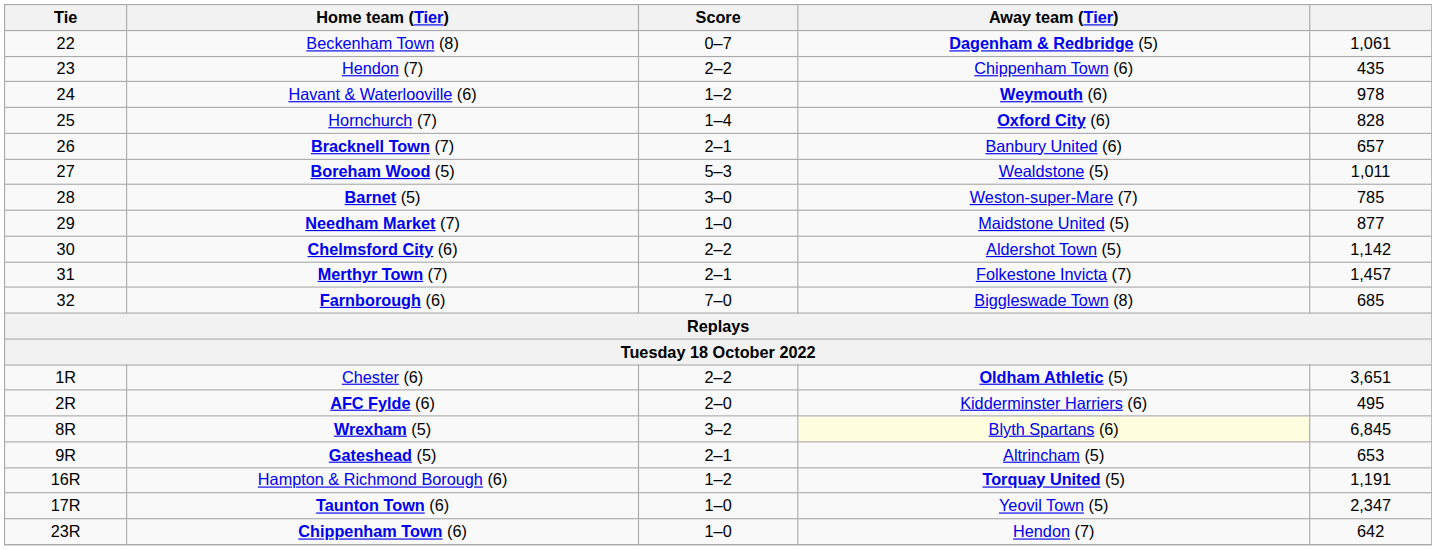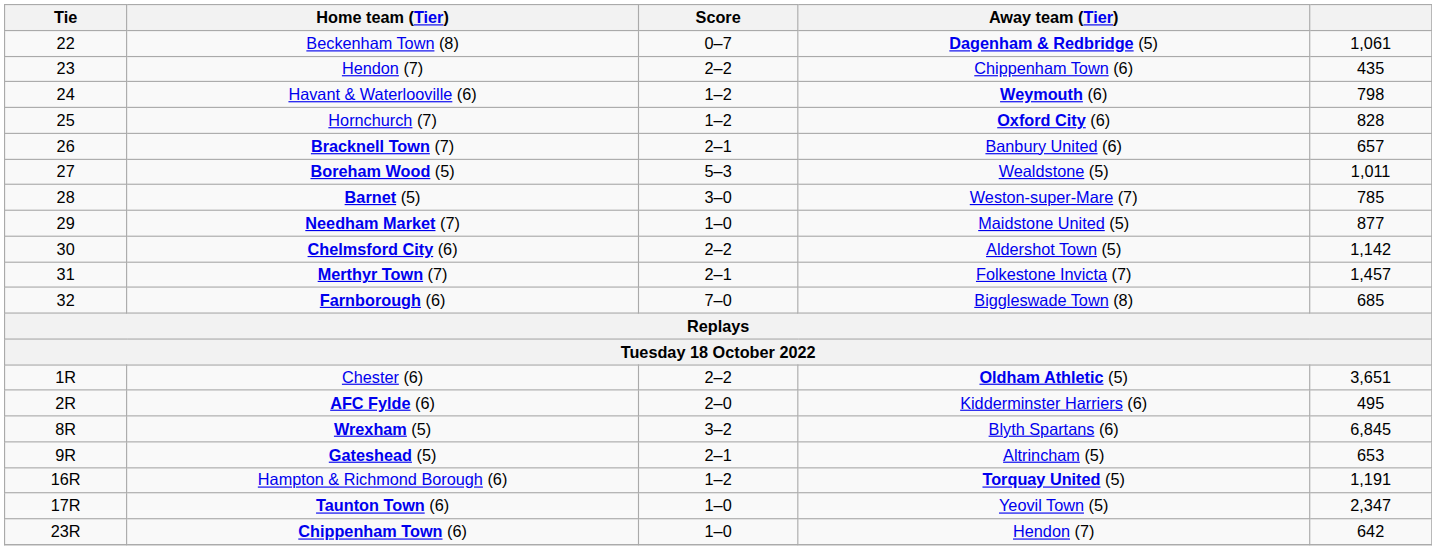(1371, 95) 978 -> (1371, 95) 798
(718, 121) 1–4 -> (718, 121) 1–2
(1054, 429) lightyellow background -> (1054, 429) no background
